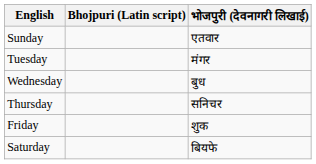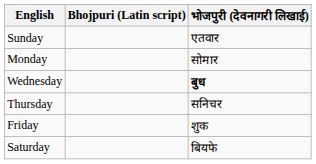+ row: (27, 59)
- row: (27, 59)
(198, 82) normal -> (198, 82) bold
